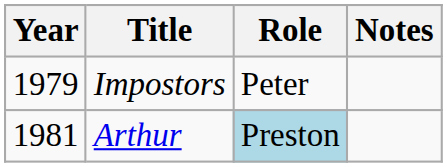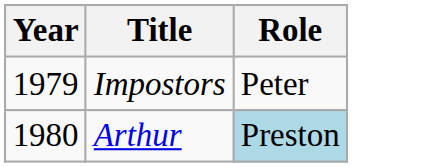- column: (394, 30)
(46, 135) 1981 -> (46, 135) 1980
